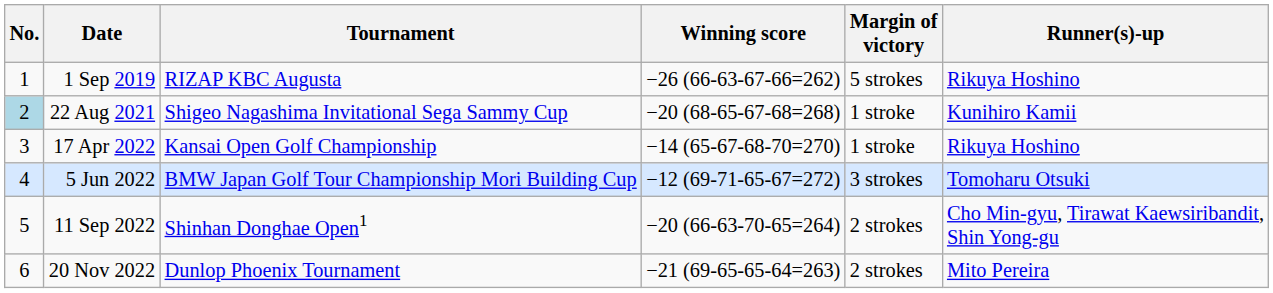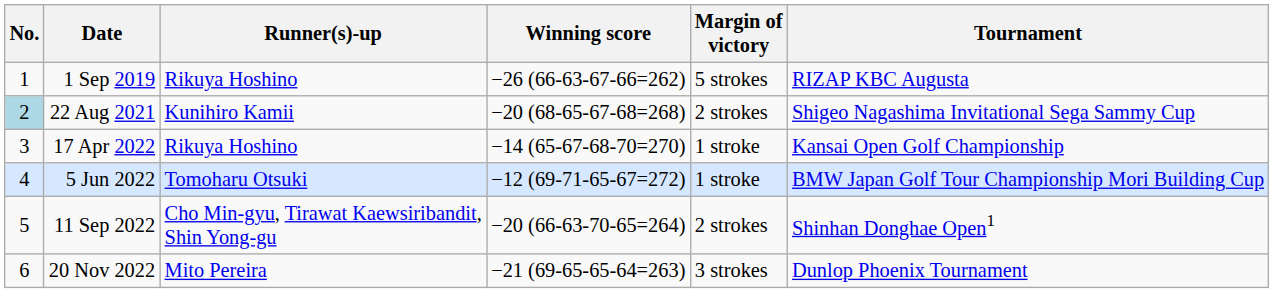columns swapped: (401, 33) <-> (1106, 33)
(882, 112) 1 stroke -> (731, 112) 2 strokes
(886, 179) 3 strokes -> (727, 179) 1 stroke
(886, 271) 2 strokes -> (731, 271) 3 strokes
